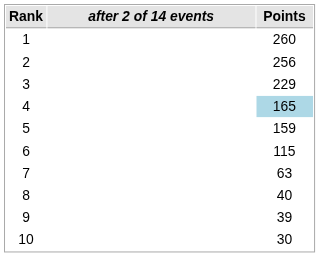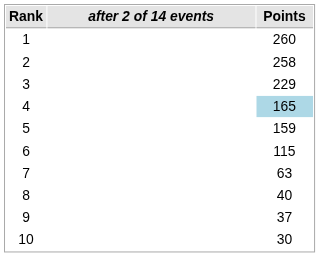(284, 62) 256 -> (284, 62) 258
(284, 218) 39 -> (284, 218) 37
